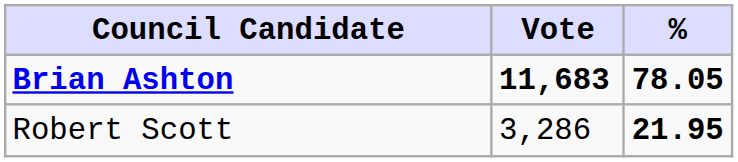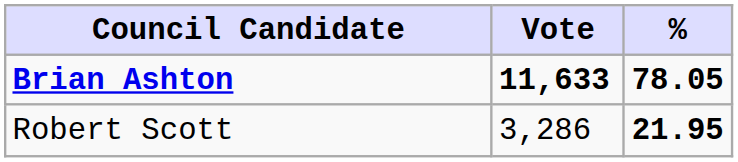(554, 80) 11,683 -> (554, 80) 11,633
